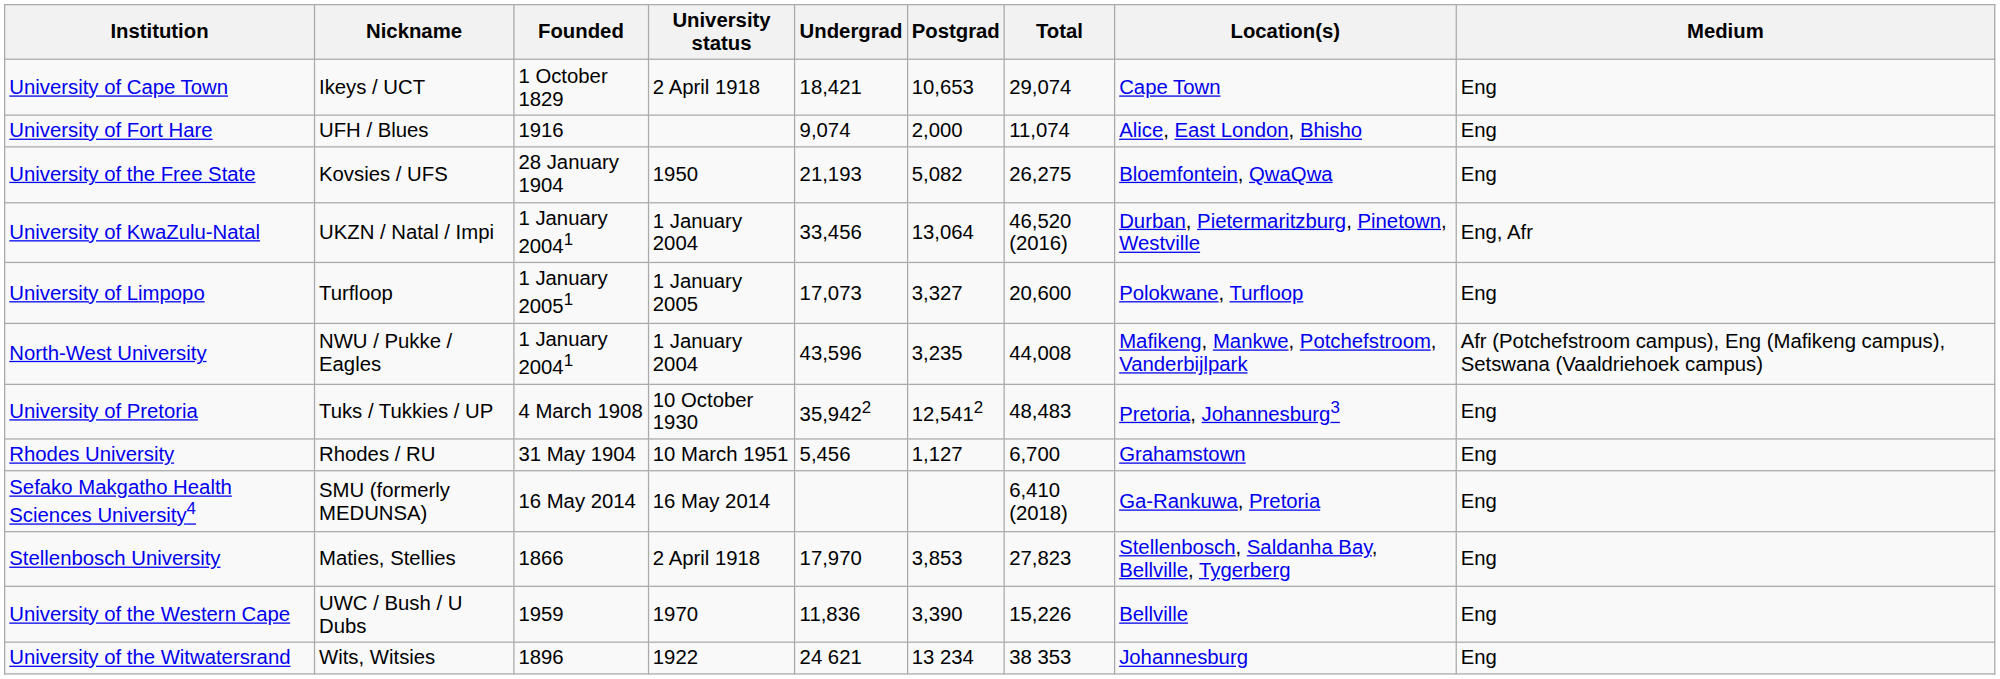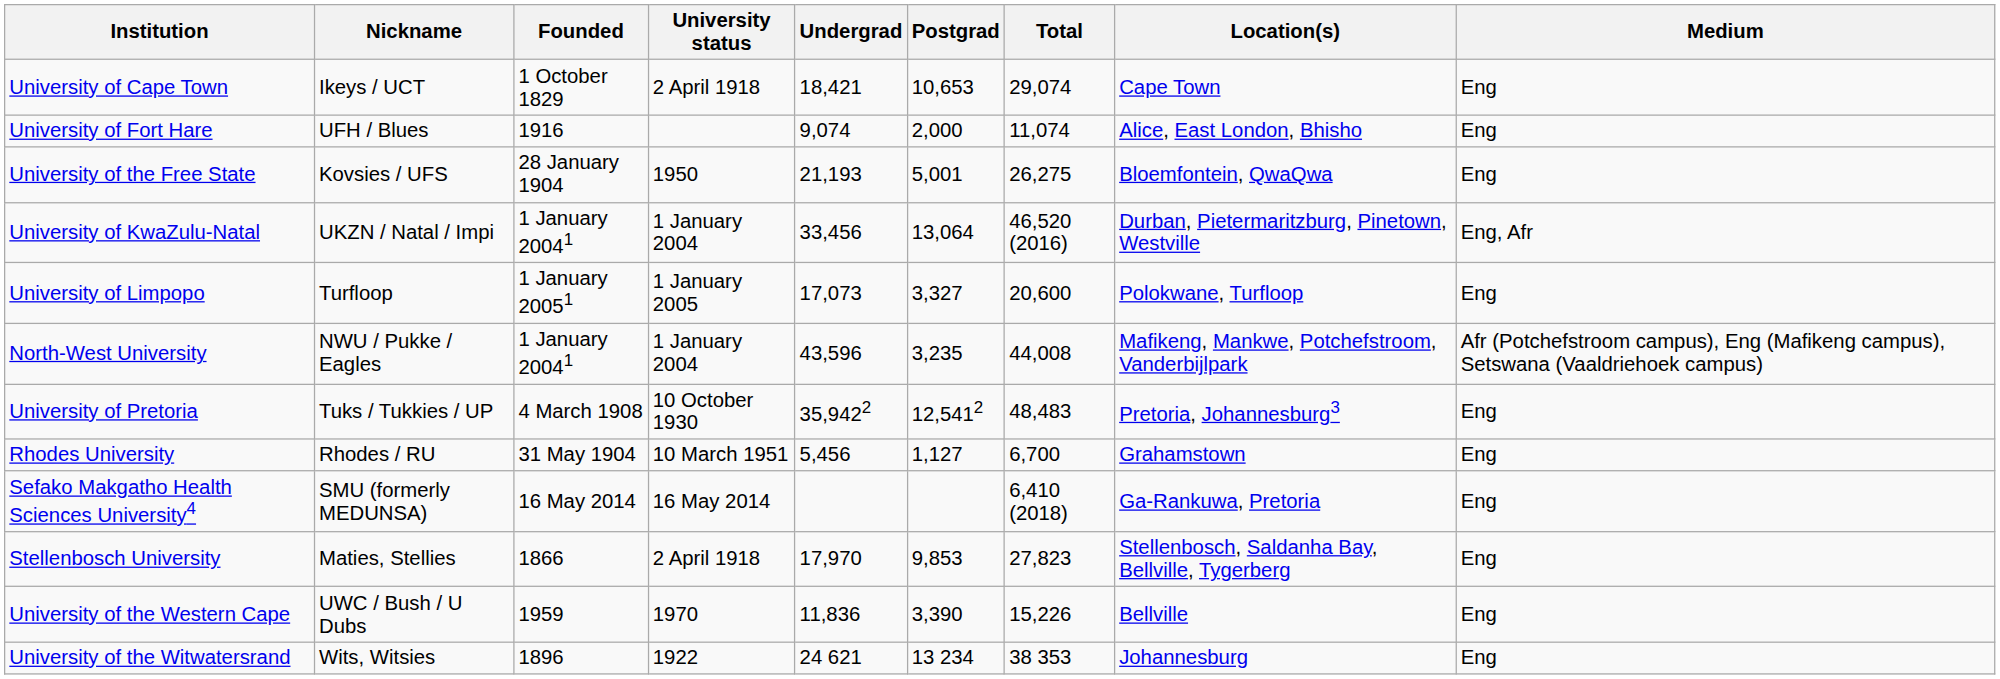(937, 174) 5,082 -> (937, 174) 5,001
(937, 559) 3,853 -> (937, 559) 9,853
